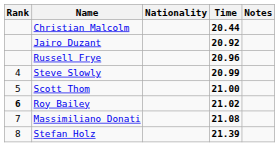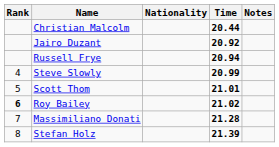(226, 58) 20.96 -> (226, 58) 20.94
(226, 88) 21.00 -> (226, 88) 21.01
(226, 119) 21.08 -> (226, 119) 21.28
